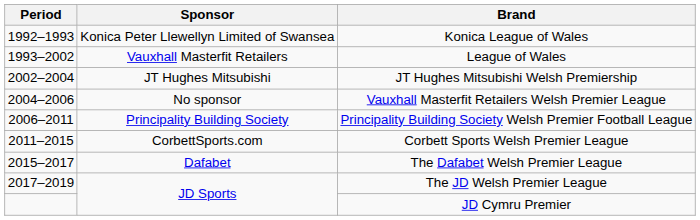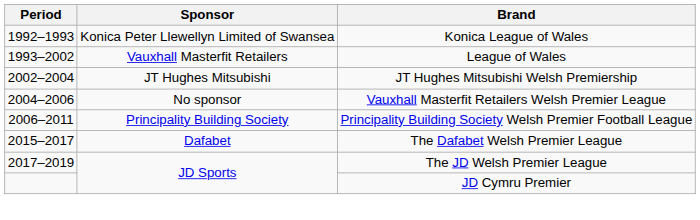- row: (516, 141)
